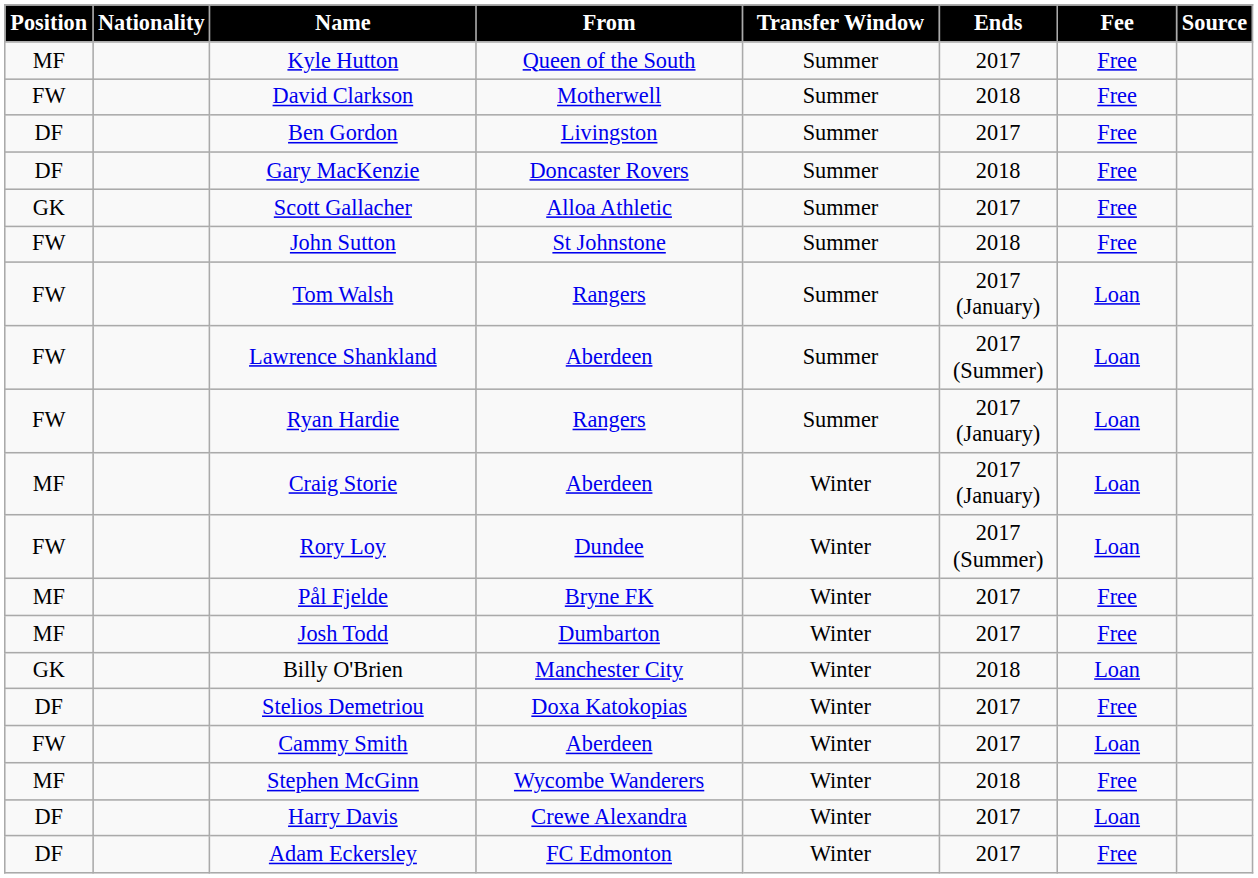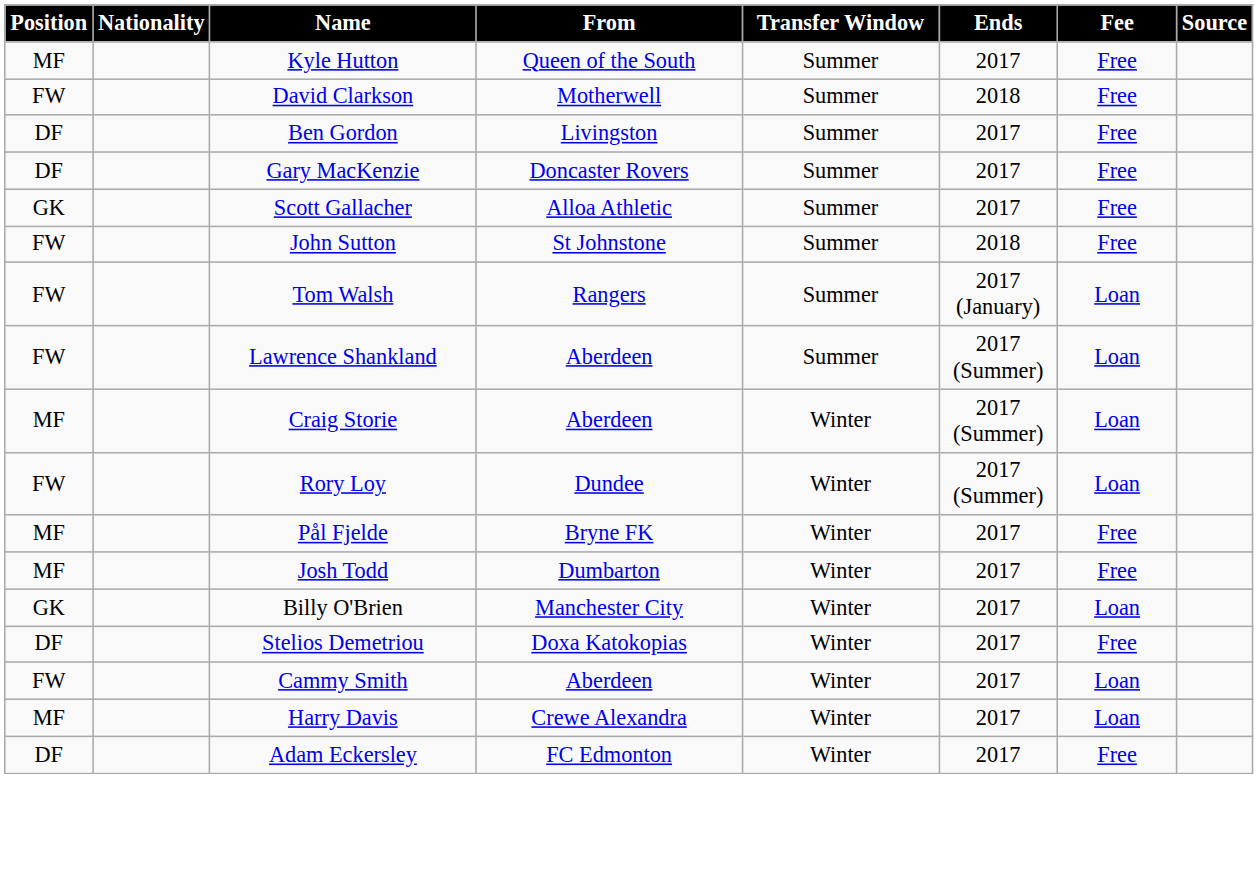(998, 170) 2018 -> (998, 170) 2017
- row: (343, 420)
(998, 483) 2017 (January) -> (998, 420) 2017 (Summer)
(998, 670) 2018 -> (998, 607) 2017
- row: (343, 780)
(49, 817) DF -> (49, 717) MF
